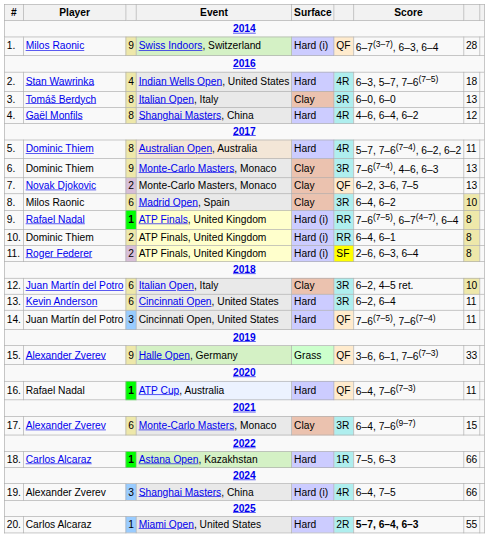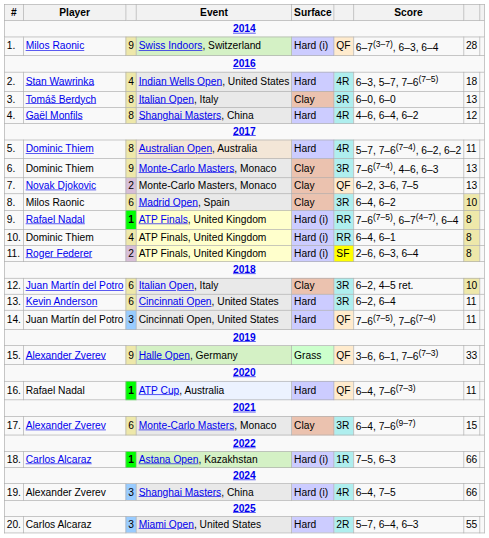(131, 237) 2 -> (131, 237) 4
(305, 459) Hard -> (311, 459) Hard (i)
(131, 524) 1 -> (131, 524) 3
(387, 524) bold -> (387, 524) normal
